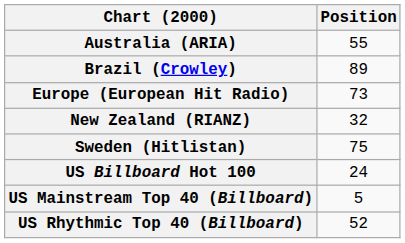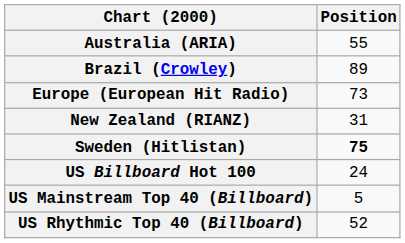(359, 121) 32 -> (359, 121) 31
(359, 147) normal -> (359, 147) bold
